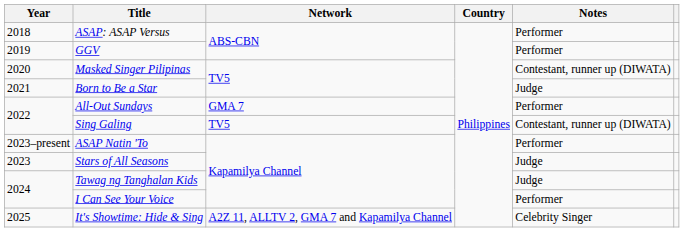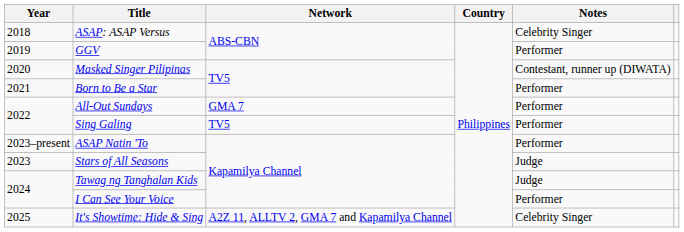(539, 32) Performer -> (554, 32) Celebrity Singer
(529, 87) Judge -> (539, 87) Performer
(593, 124) Contestant, runner up (DIWATA) -> (539, 124) Performer
